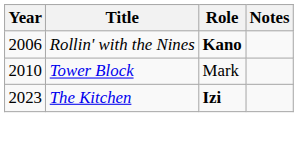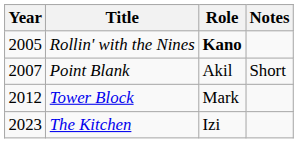(25, 44) 2006 -> (25, 44) 2005
+ row: (90, 71)
(25, 71) 2010 -> (25, 97) 2012
(212, 97) bold -> (211, 124) normal
